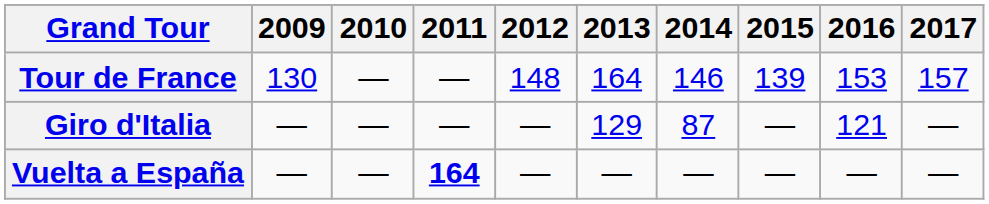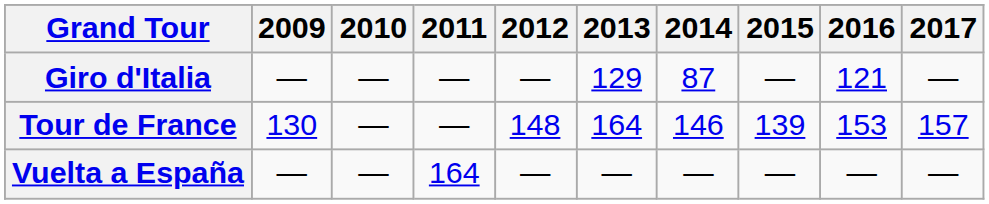rows swapped: (128, 125) <-> (128, 76)
(454, 173) bold -> (454, 173) normal
